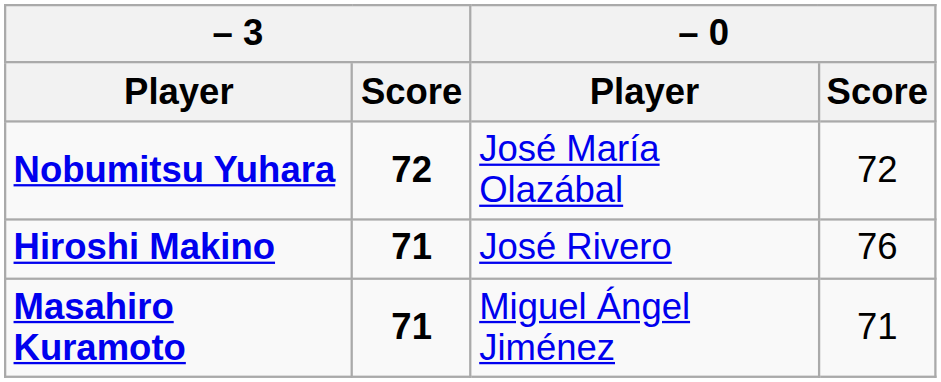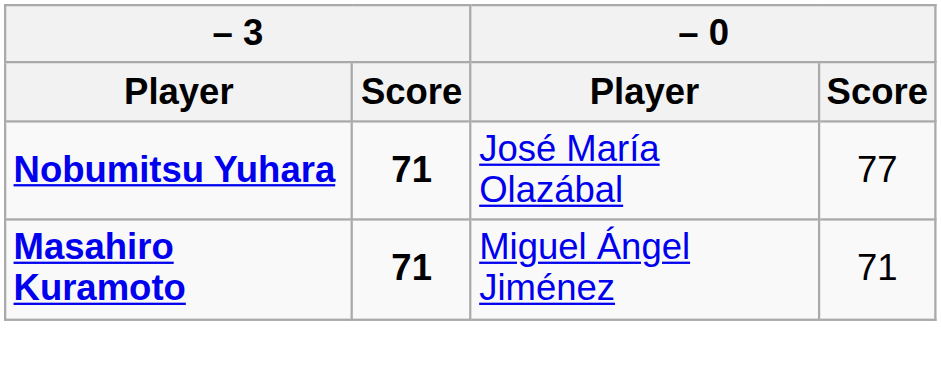(412, 169) 72 -> (412, 169) 71
(877, 169) 72 -> (877, 169) 77
- row: (144, 248)
